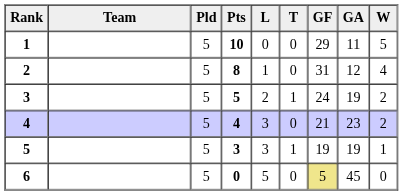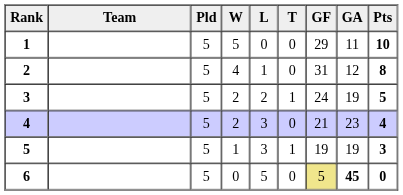columns swapped: (383, 18) <-> (236, 18)
(353, 176) normal -> (352, 176) bold
